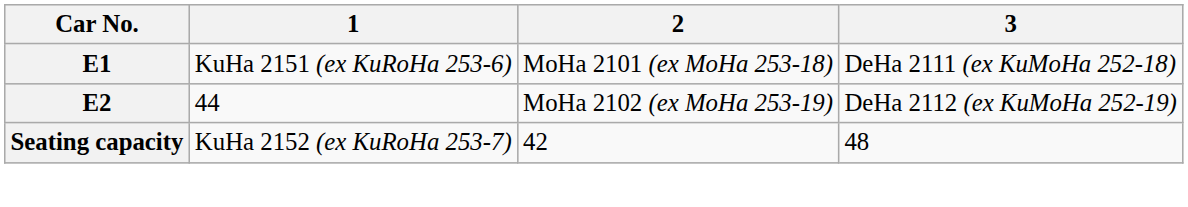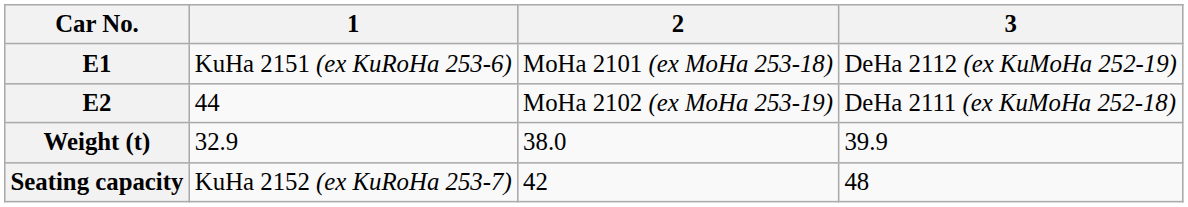(1010, 63) DeHa 2111 (ex KuMoHa 252-18) -> (1011, 63) DeHa 2112 (ex KuMoHa 252-19)
(1011, 102) DeHa 2112 (ex KuMoHa 252-19) -> (1010, 102) DeHa 2111 (ex KuMoHa 252-18)
+ row: (97, 142)
